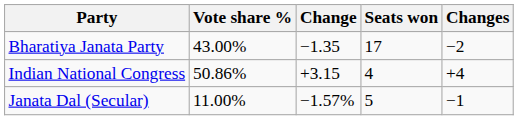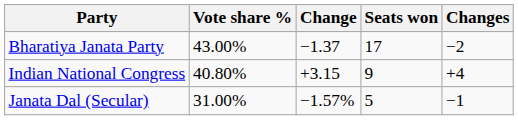(320, 45) −1.35 -> (320, 45) −1.37
(220, 73) 50.86% -> (220, 73) 40.80%
(369, 73) 4 -> (369, 73) 9
(219, 100) 11.00% -> (220, 100) 31.00%
